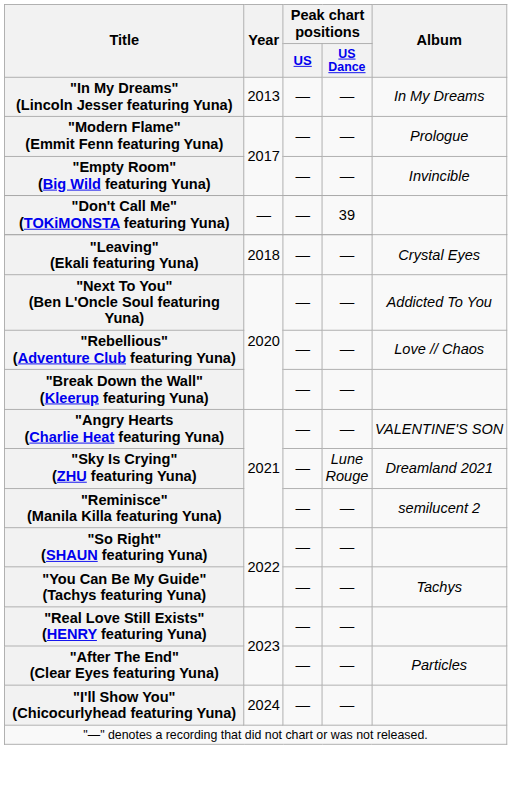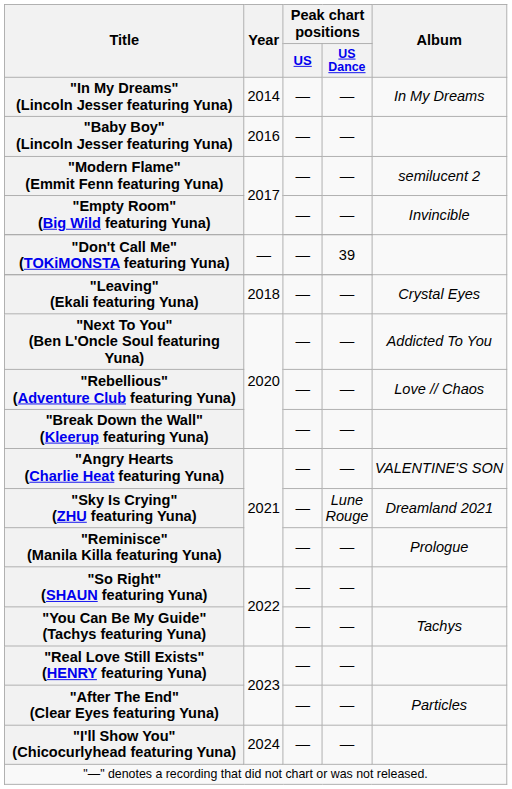(264, 96) 2013 -> (264, 96) 2014
+ row: (124, 136)
(439, 136) Prologue -> (439, 175) semilucent 2
(439, 507) semilucent 2 -> (439, 547) Prologue
